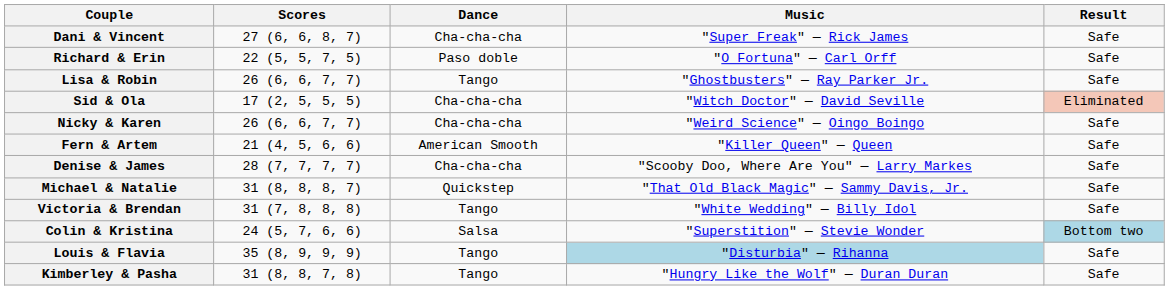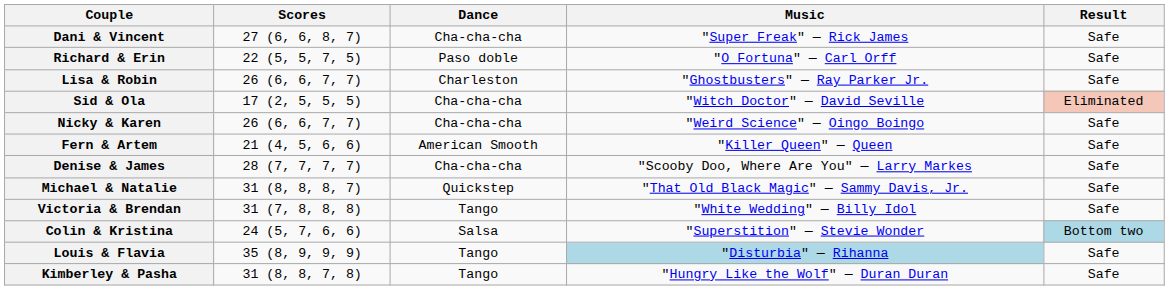(478, 80) Tango -> (478, 80) Charleston
